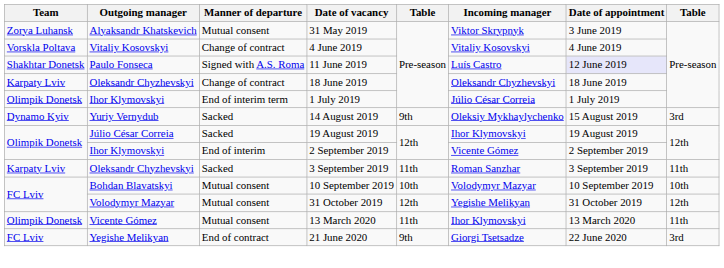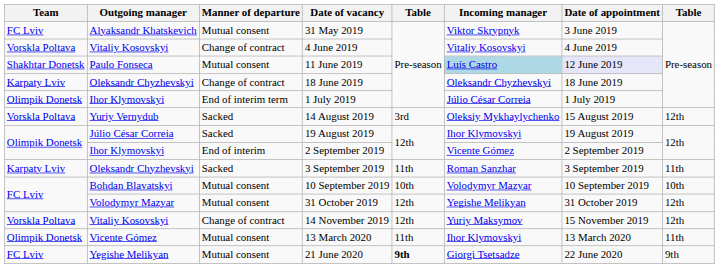(40, 30) Zorya Luhansk -> (25, 30) FC Lviv
(253, 64) Signed with A.S. Roma -> (235, 64) Mutual consent
(476, 64) no background -> (472, 64) lightblue background
(38, 116) Dynamo Kyiv -> (41, 116) Vorskla Poltava
(406, 116) 9th -> (402, 116) 3rd
(677, 116) 3rd -> (675, 116) 12th
+ row: (347, 220)
(235, 237) End of contract -> (235, 254) Mutual consent
(406, 237) normal -> (402, 254) bold
(677, 237) 3rd -> (672, 254) 9th
